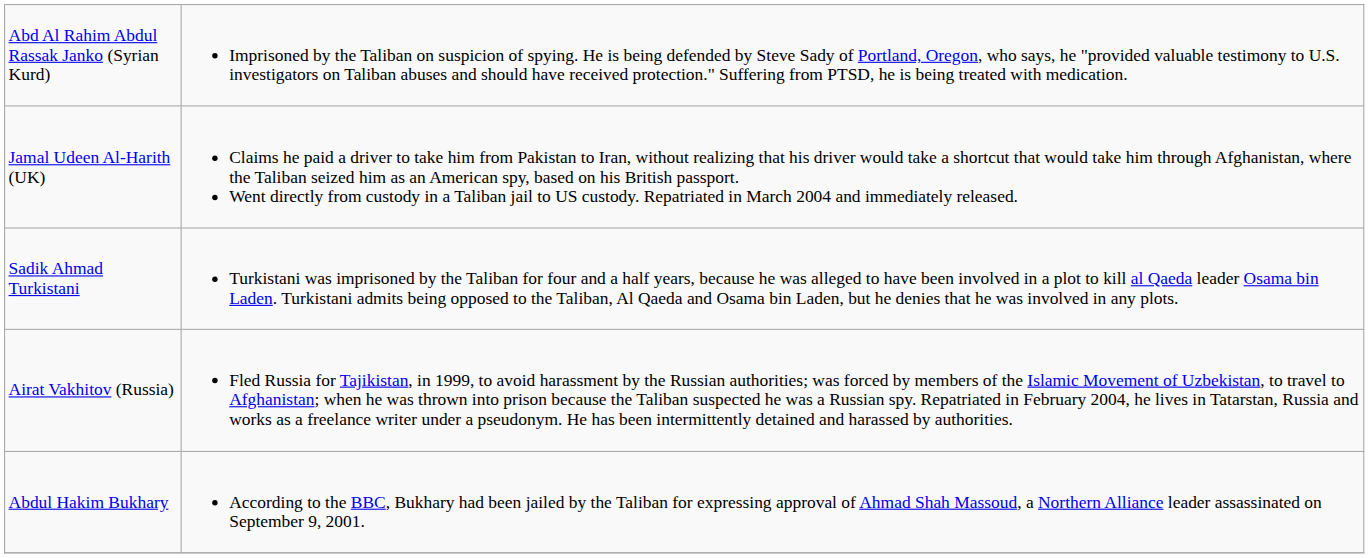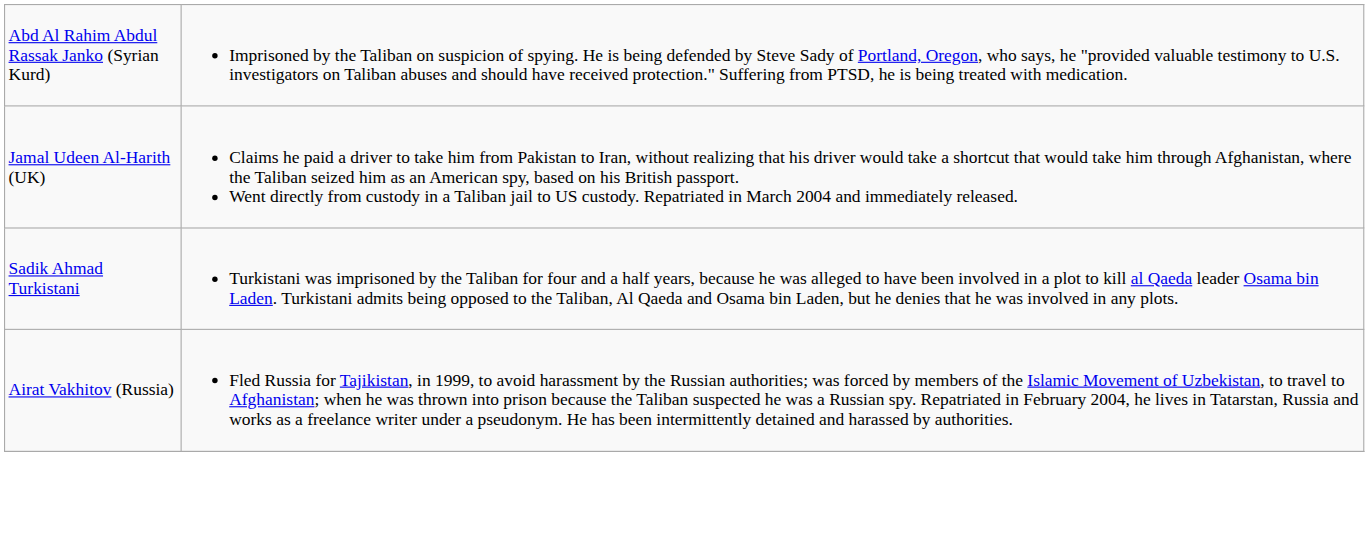- row: (88, 501)
